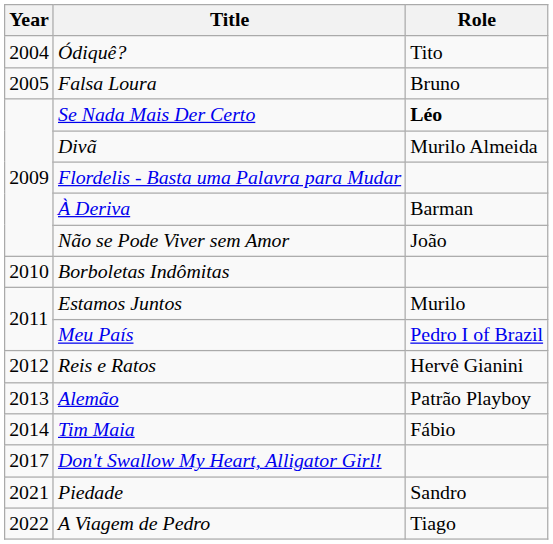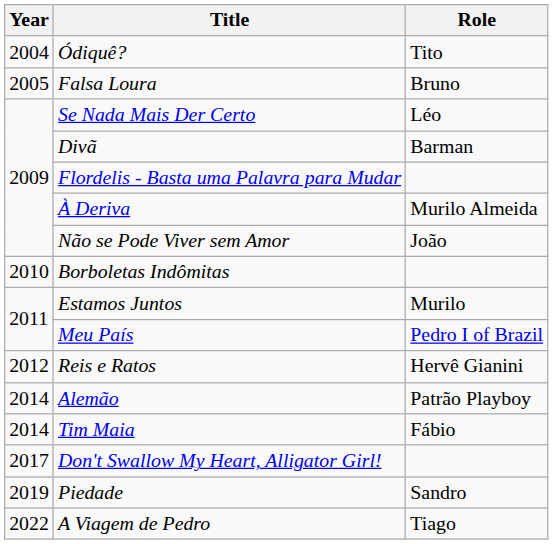(426, 114) bold -> (426, 114) normal
(474, 146) Murilo Almeida -> (442, 146) Barman
(442, 209) Barman -> (474, 209) Murilo Almeida
(29, 397) 2013 -> (29, 397) 2014
(29, 492) 2021 -> (29, 492) 2019
